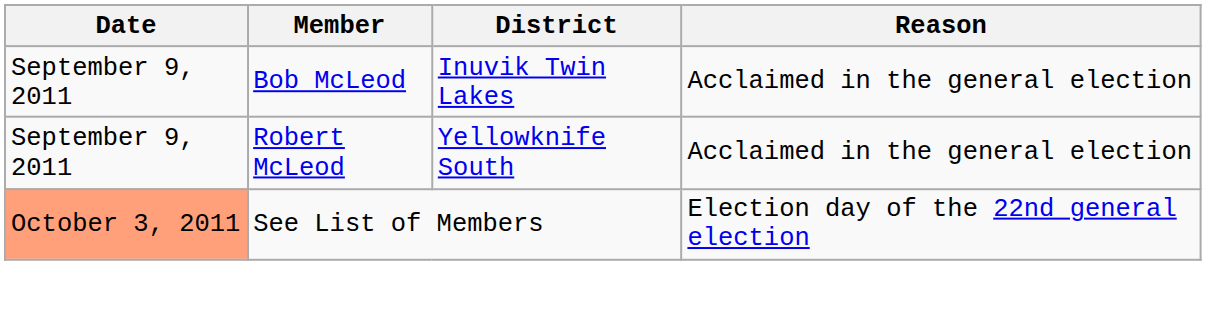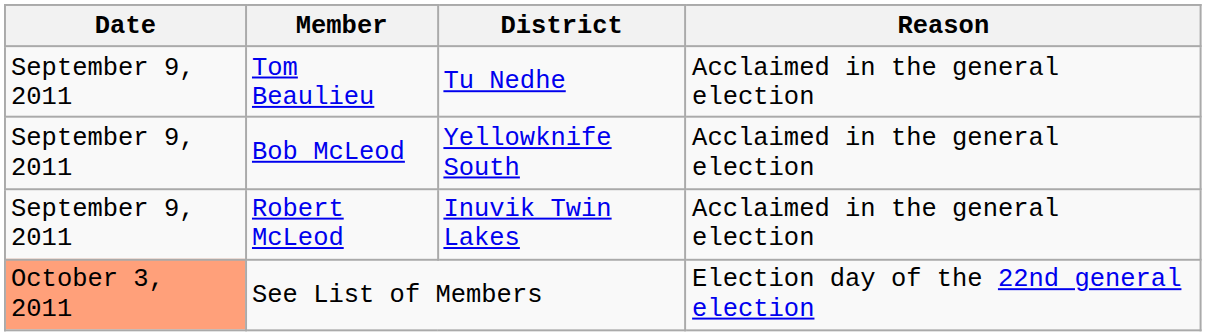+ row: (313, 82)
(522, 82) Inuvik Twin Lakes -> (528, 153) Yellowknife South
(522, 153) Yellowknife South -> (528, 224) Inuvik Twin Lakes
